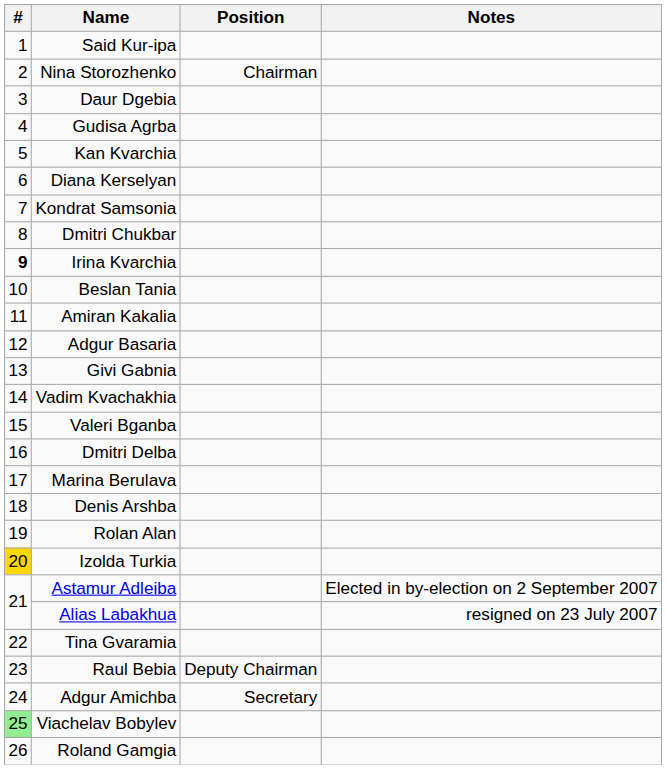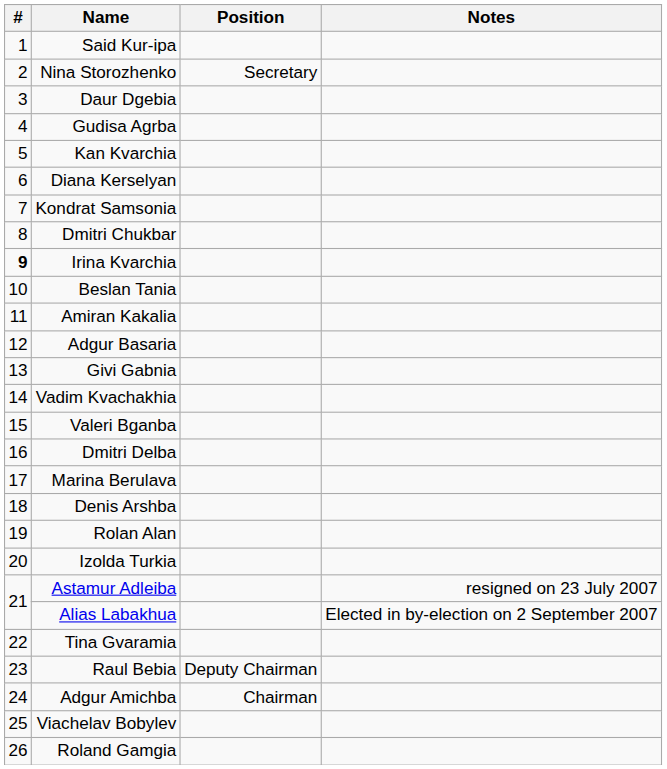(280, 72) Chairman -> (281, 72) Secretary
(18, 561) gold background -> (18, 561) no background
(491, 588) Elected in by-election on 2 September 2007 -> (562, 588) resigned on 23 July 2007
(562, 615) resigned on 23 July 2007 -> (491, 615) Elected in by-election on 2 September 2007
(281, 696) Secretary -> (280, 696) Chairman
(18, 724) lightgreen background -> (18, 724) no background
